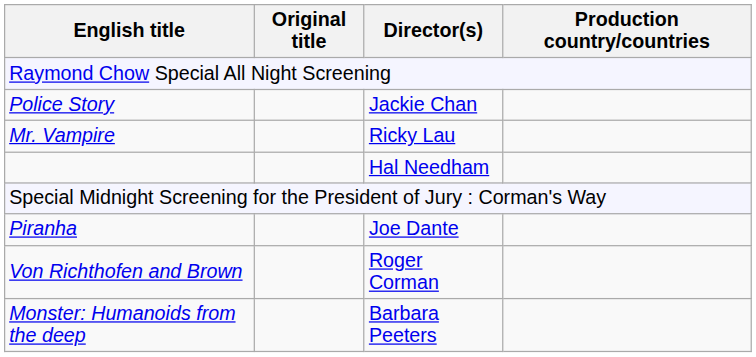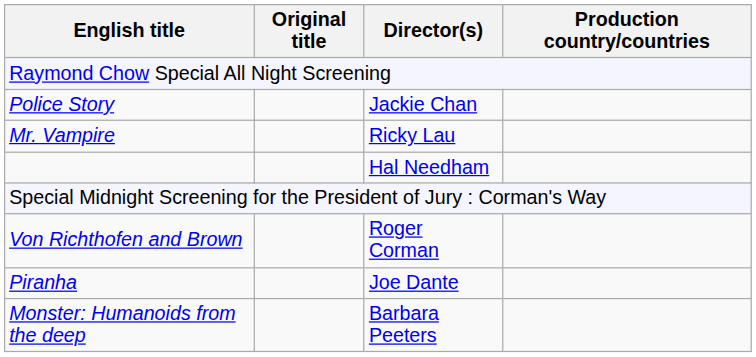rows swapped: (126, 271) <-> (43, 229)
